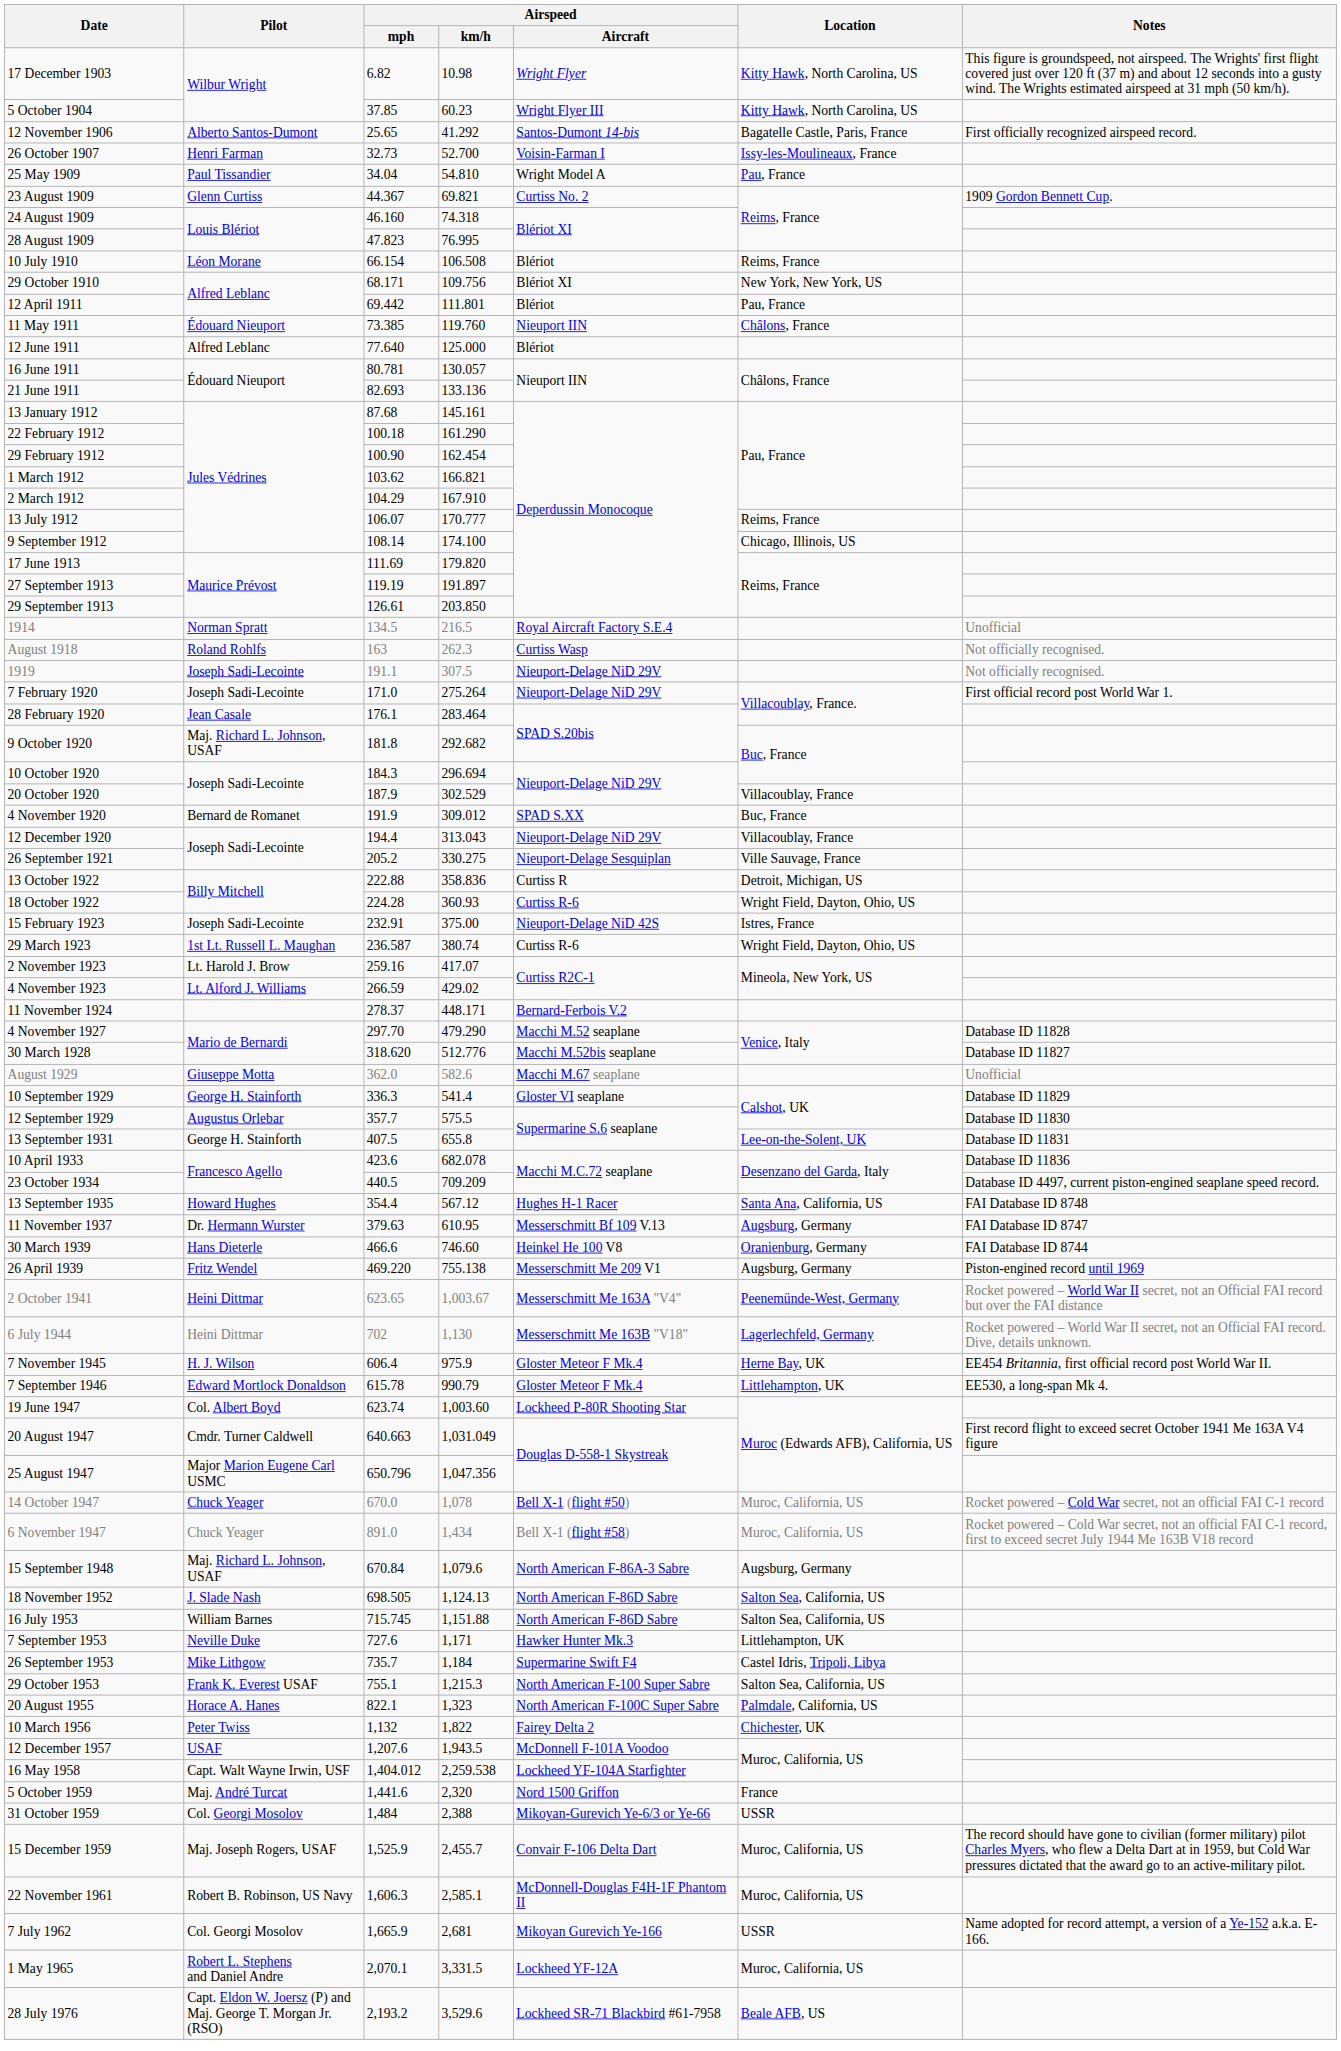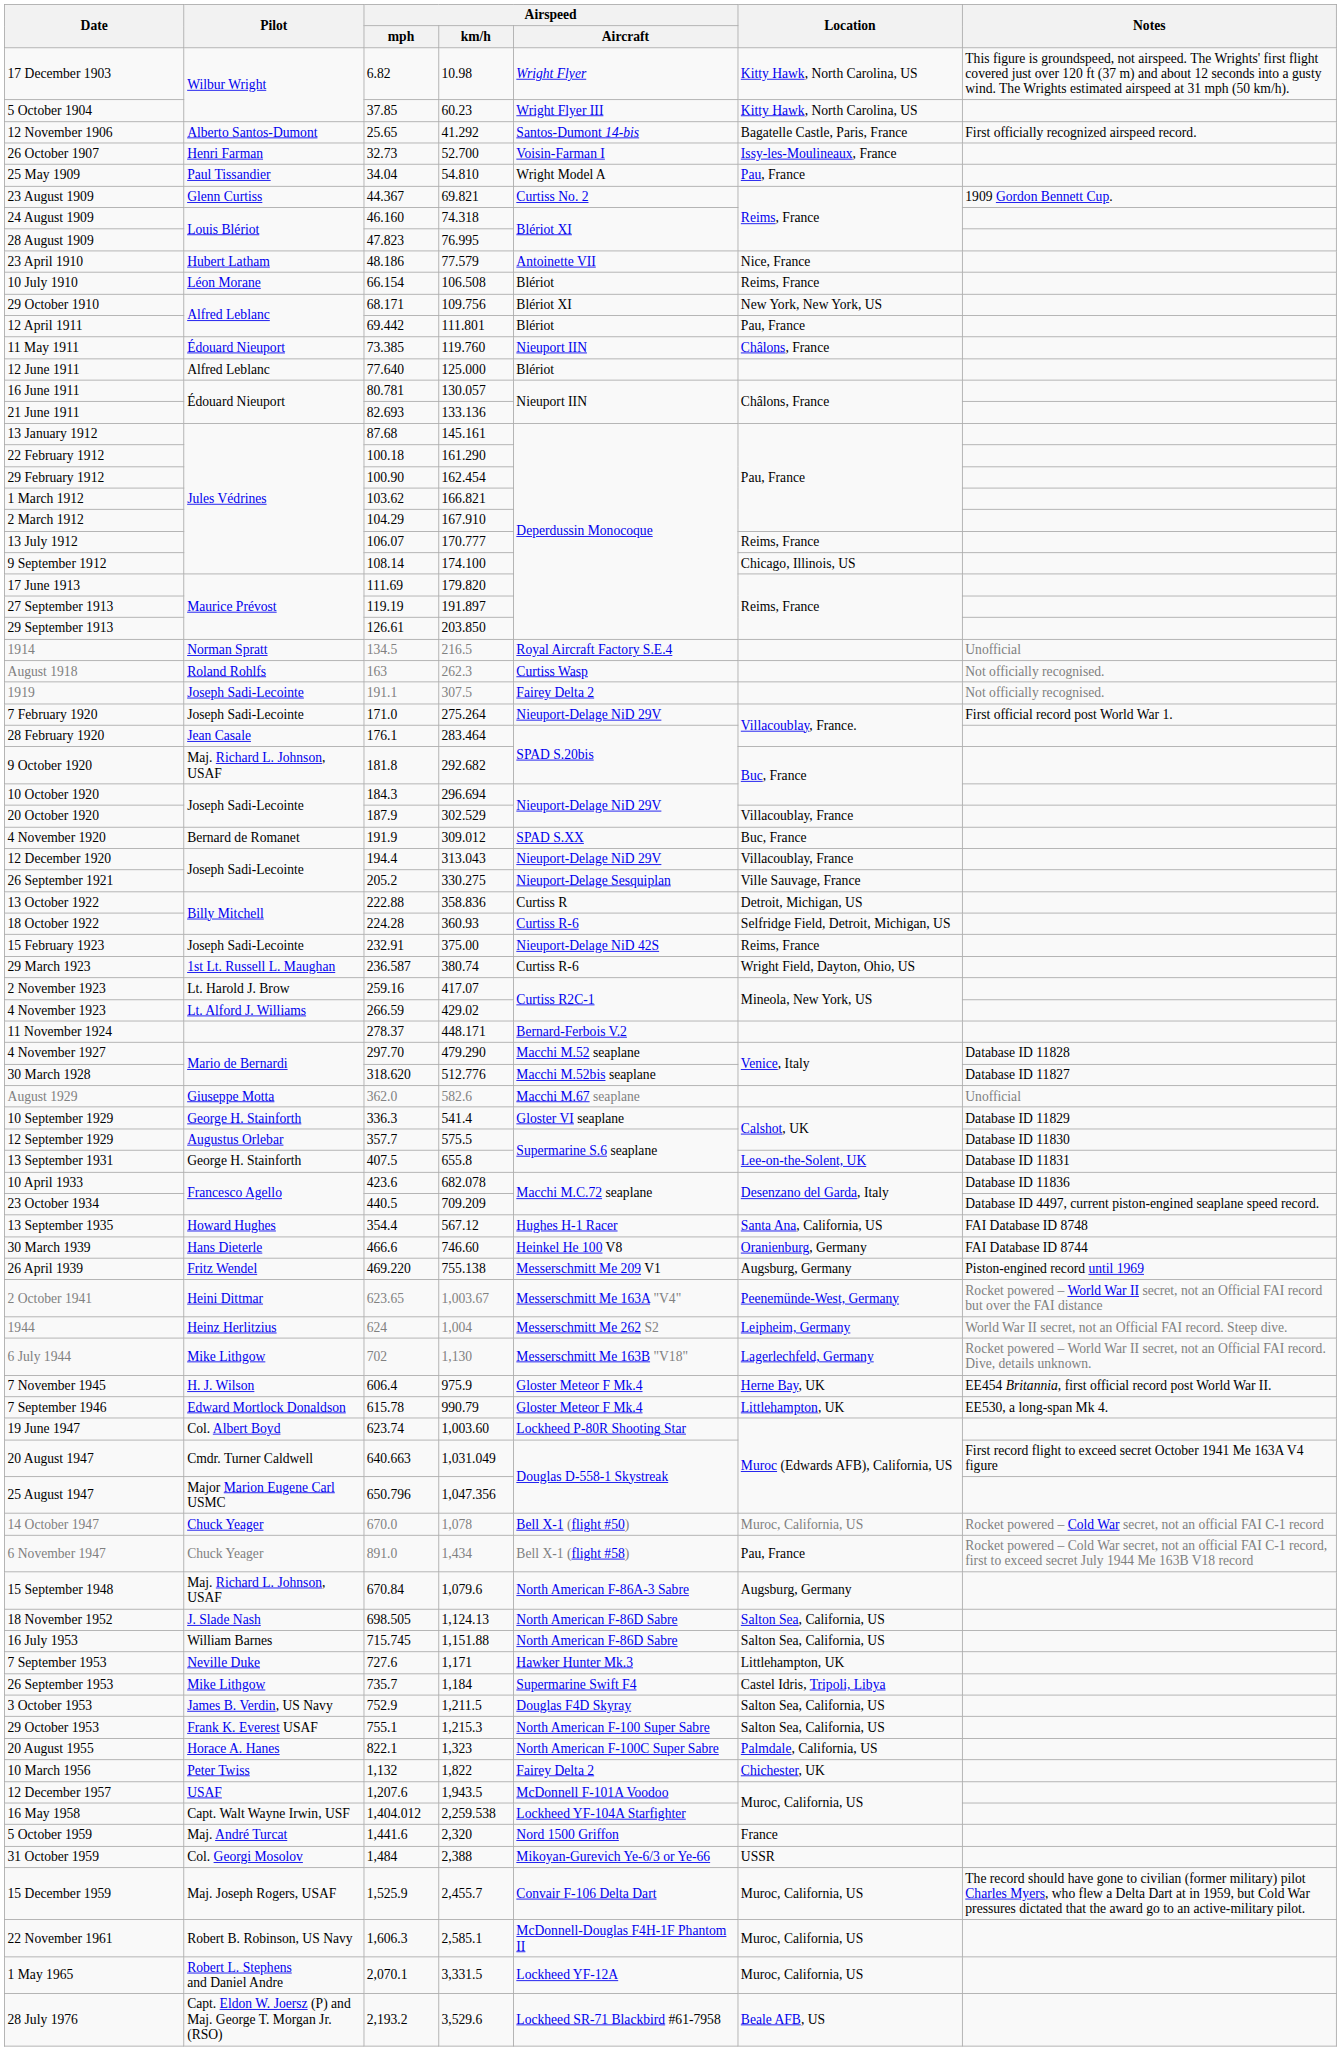+ row: (45, 261)
(589, 671) Nieuport-Delage NiD 29V -> (555, 692) Fairey Delta 2
(828, 902) Wright Field, Dayton, Ohio, US -> (846, 923) Selfridge Field, Detroit, Michigan, US
(777, 923) Istres, France -> (780, 945) Reims, France
- row: (60, 1225)
+ row: (21, 1327)
(225, 1335) Heini Dittmar -> (226, 1356) Mike Lithgow
(802, 1532) Muroc, California, US -> (773, 1553) Pau, France
+ row: (50, 1705)
- row: (39, 1932)
